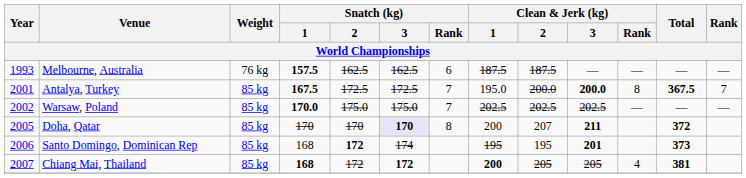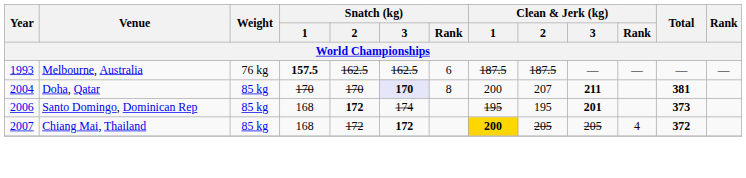- row: (81, 88)
- row: (80, 107)
(22, 126) 2005 -> (22, 88) 2004
(681, 126) 372 -> (681, 88) 381
(305, 164) bold -> (305, 126) normal
(493, 164) no background -> (493, 126) gold background
(681, 164) 381 -> (681, 126) 372
